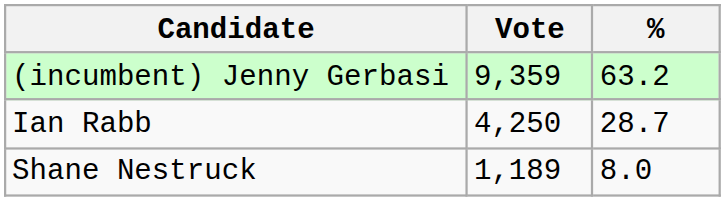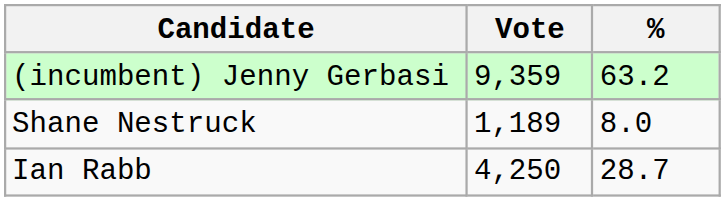rows swapped: (82, 124) <-> (134, 171)
